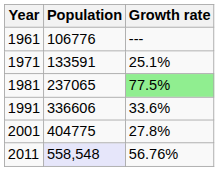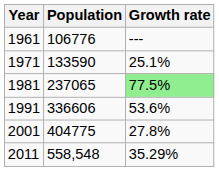(71, 62) 133591 -> (71, 62) 133590
(149, 108) 33.6% -> (149, 108) 53.6%
(73, 154) lavender background -> (73, 154) no background
(154, 154) 56.76% -> (154, 154) 35.29%
